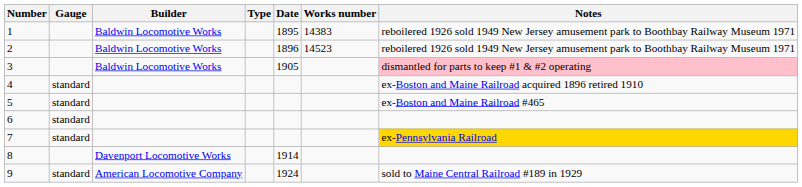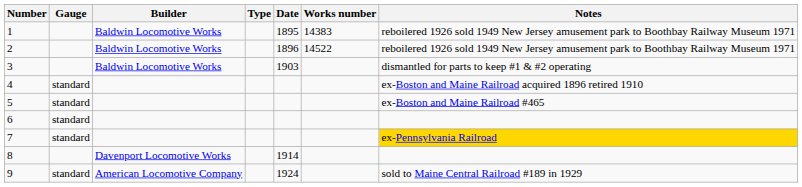(318, 48) 14523 -> (318, 48) 14522
(287, 66) 1905 -> (287, 66) 1903
(486, 66) pink background -> (486, 66) no background
